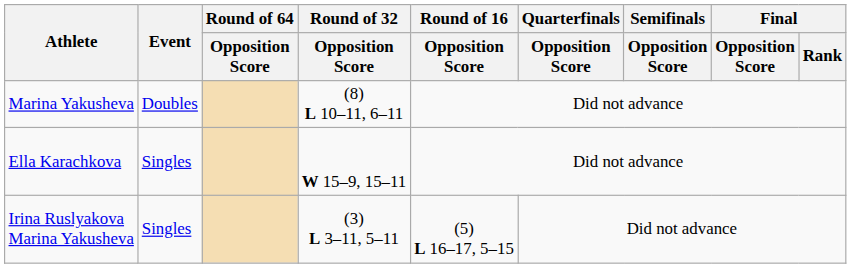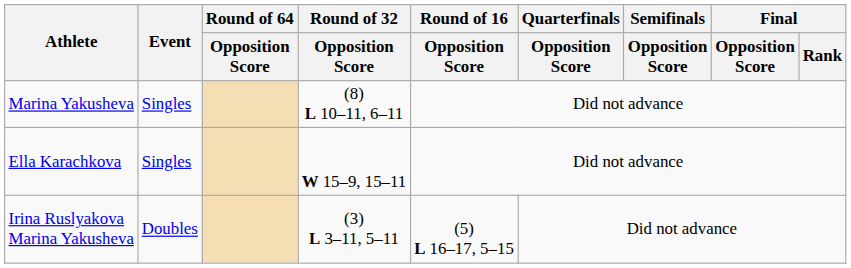(170, 104) Doubles -> (167, 104) Singles
(167, 229) Singles -> (170, 229) Doubles
